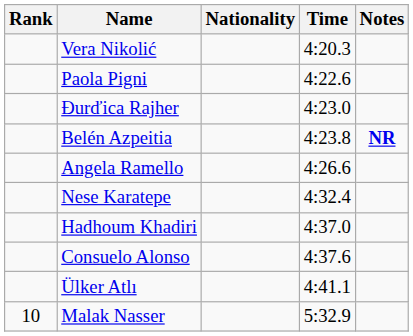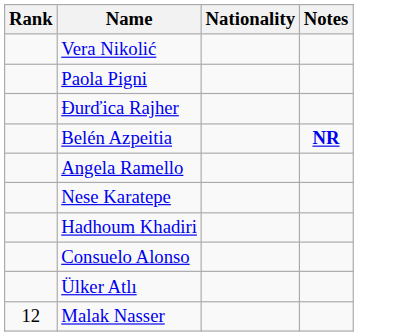- column: (327, 19)
(31, 316) 10 -> (31, 316) 12
